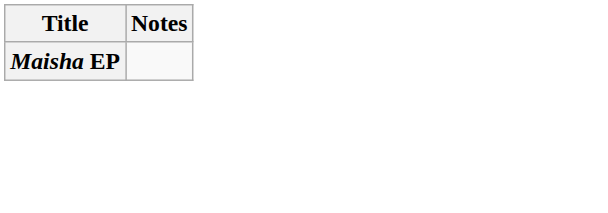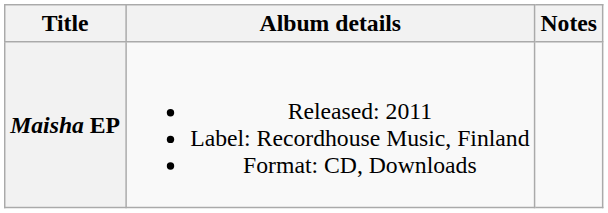+ column: (330, 23)
